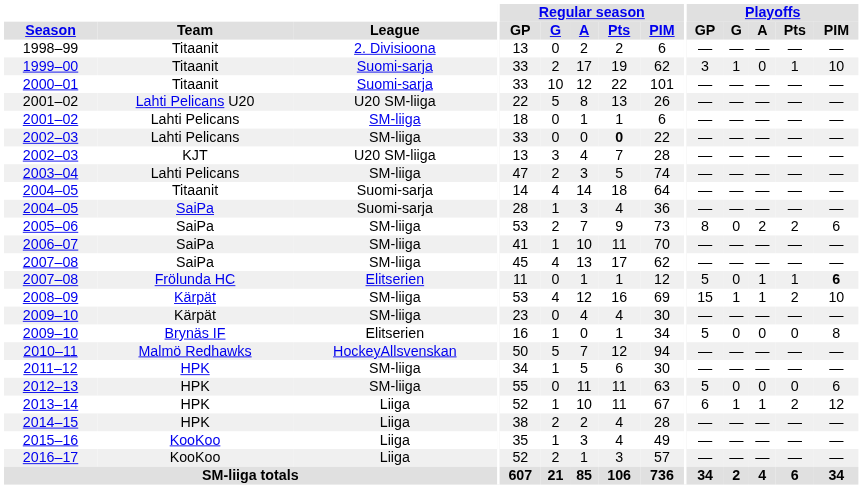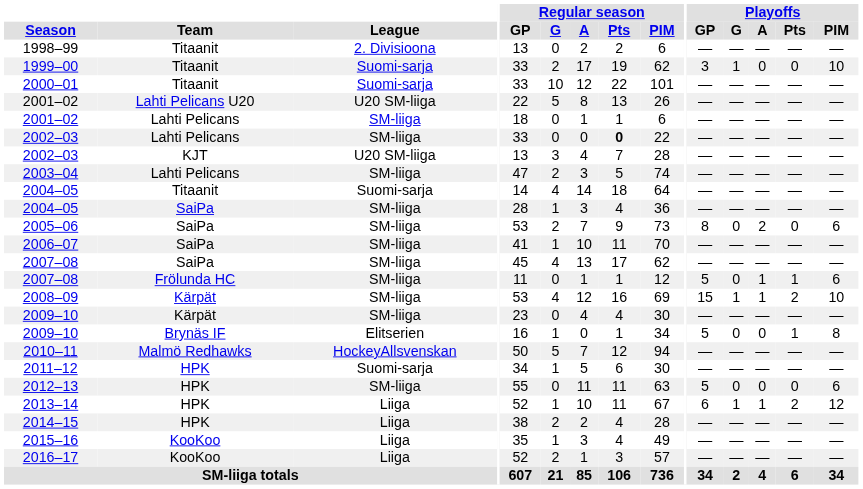(795, 66) 1 -> (795, 66) 0
(395, 208) Suomi-sarja -> (395, 208) SM-liiga
(795, 226) 2 -> (795, 226) 0
(395, 279) Elitserien -> (395, 279) SM-liiga
(836, 279) bold -> (836, 279) normal
(795, 333) 0 -> (795, 333) 1
(395, 368) SM-liiga -> (395, 368) Suomi-sarja
